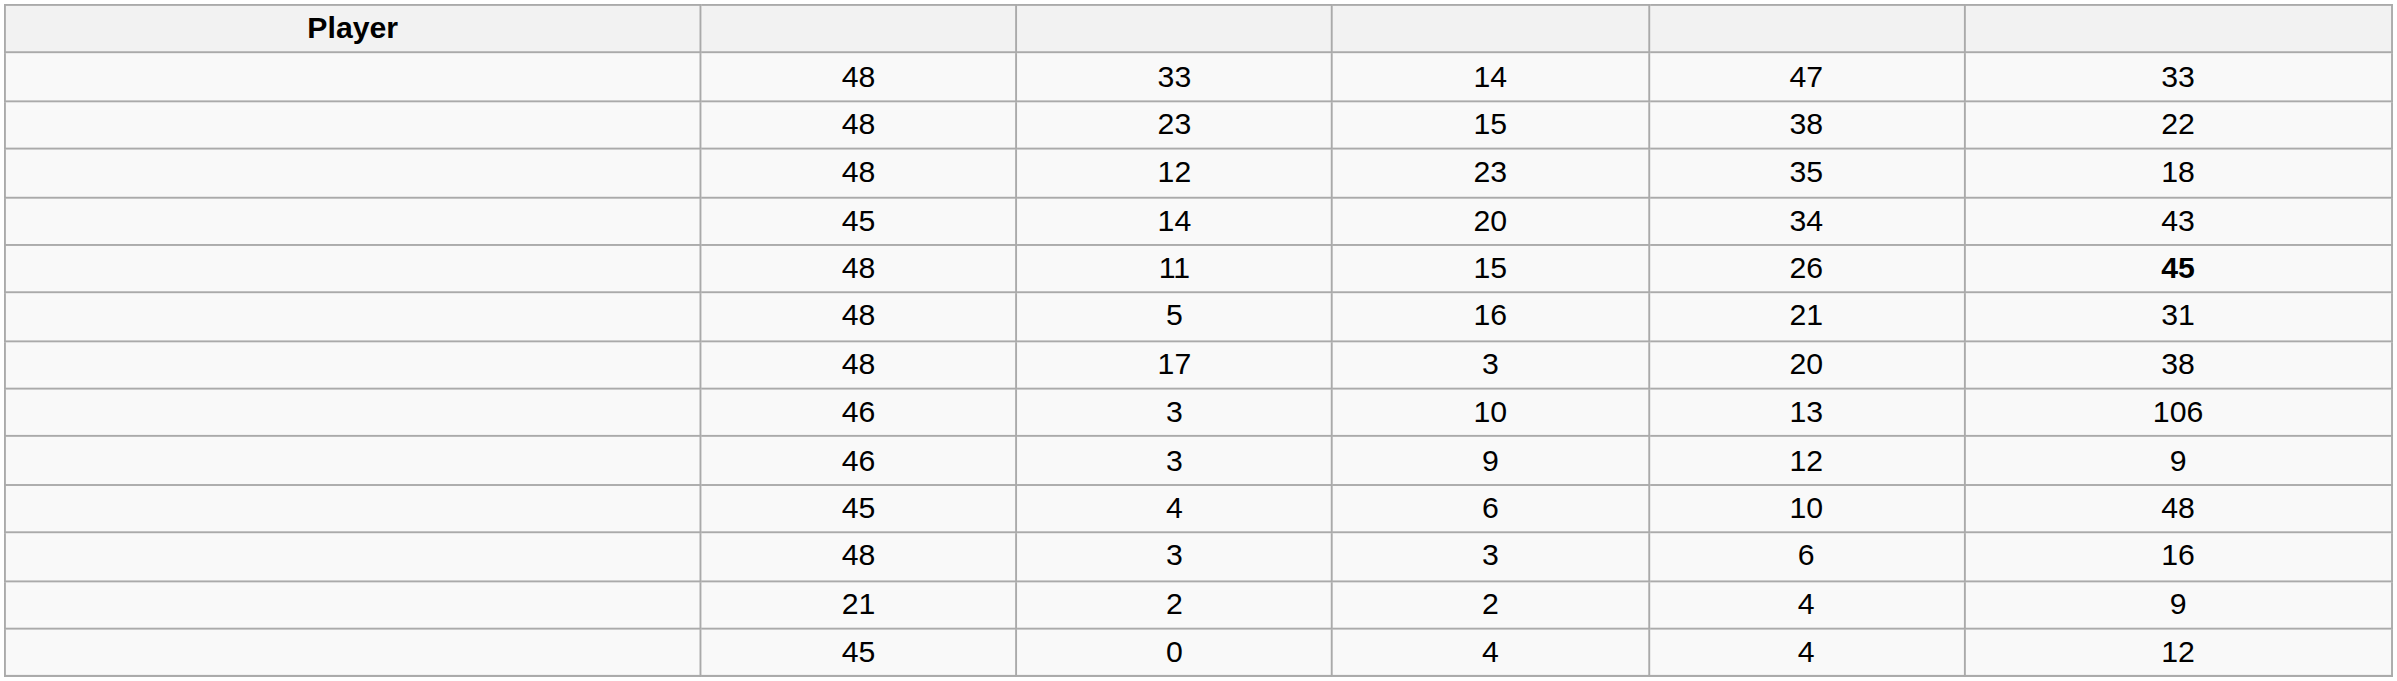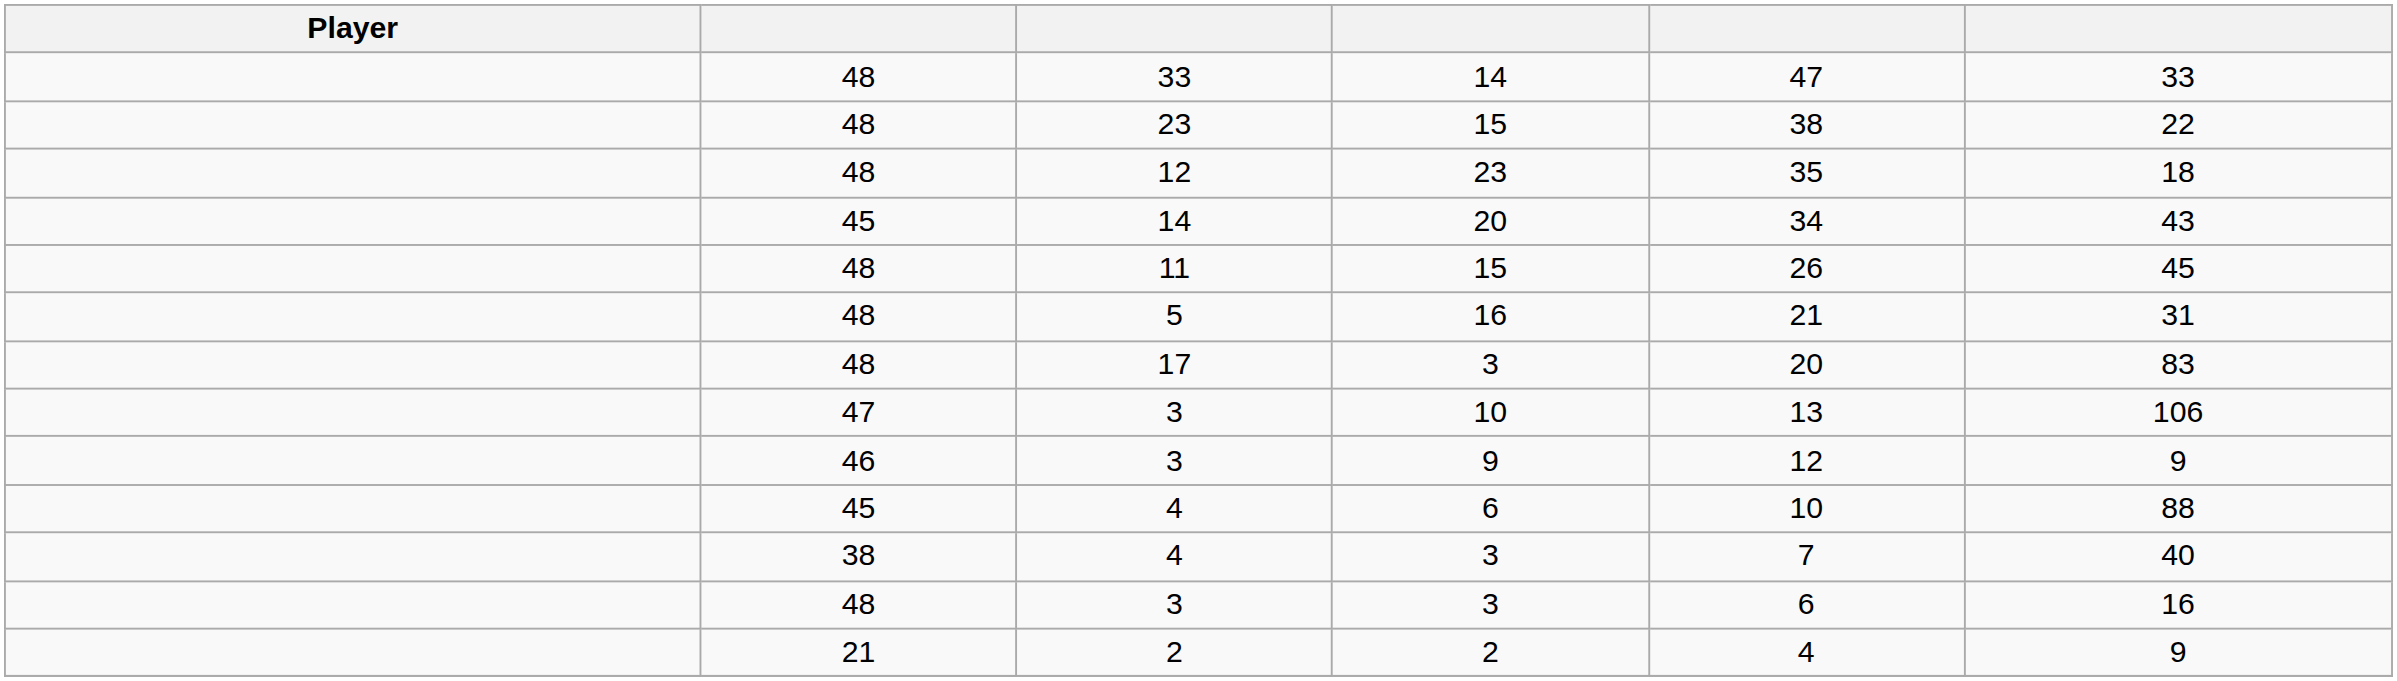(2178, 268) bold -> (2178, 268) normal
(2178, 364) 38 -> (2178, 364) 83
(858, 412) 46 -> (858, 412) 47
(2178, 508) 48 -> (2178, 508) 88
+ row: (1174, 556)
- row: (1174, 651)
